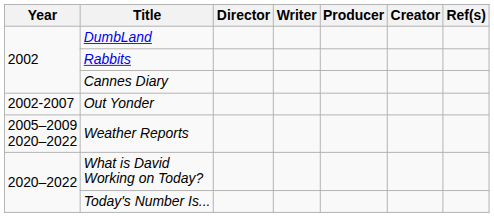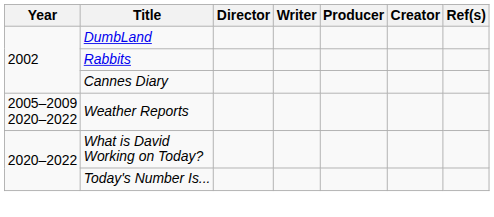- row: (119, 103)
